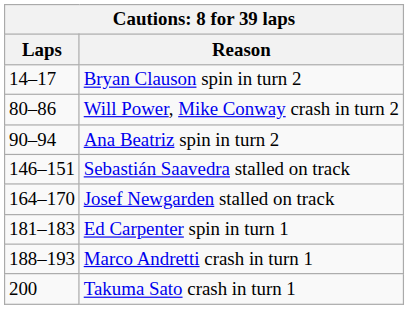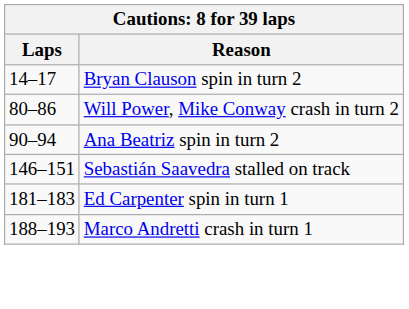- row: (209, 199)
- row: (190, 288)
